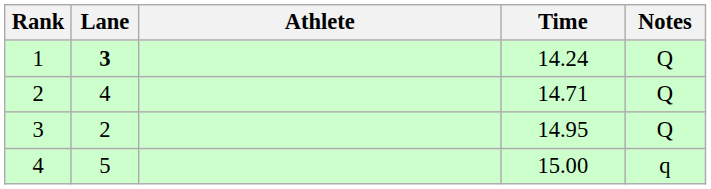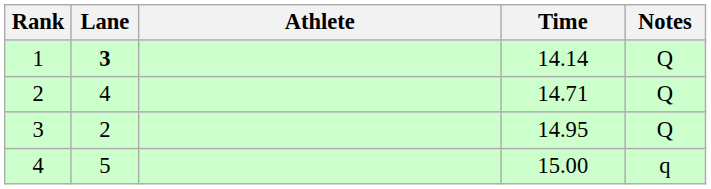(563, 58) 14.24 -> (563, 58) 14.14
